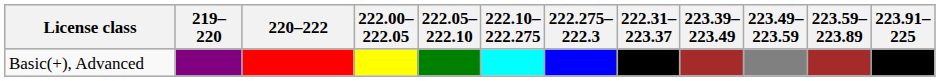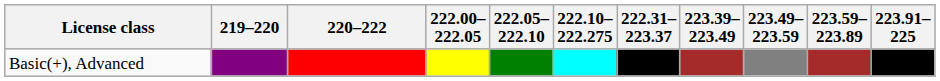- column: (581, 27)
